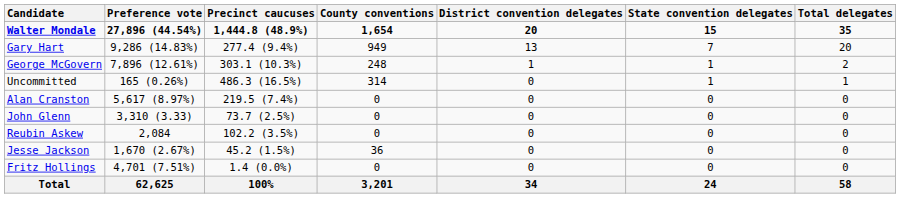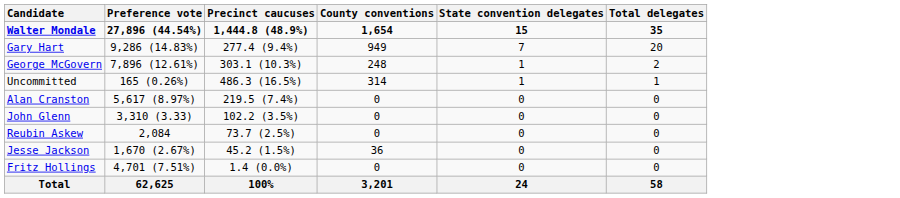- column: (531, 13)
(261, 116) 73.7 (2.5%) -> (261, 116) 102.2 (3.5%)
(261, 133) 102.2 (3.5%) -> (261, 133) 73.7 (2.5%)
